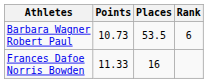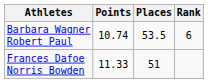(113, 35) 10.73 -> (113, 35) 10.74
(154, 64) 16 -> (154, 64) 51
